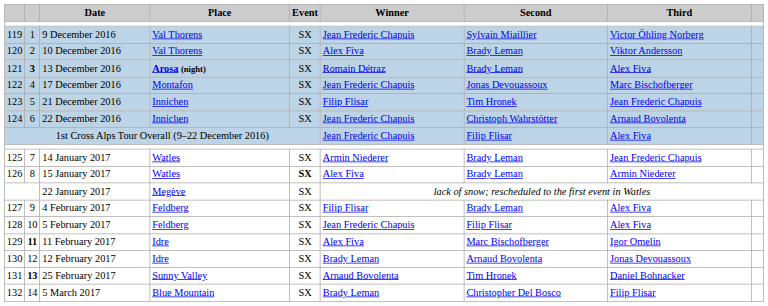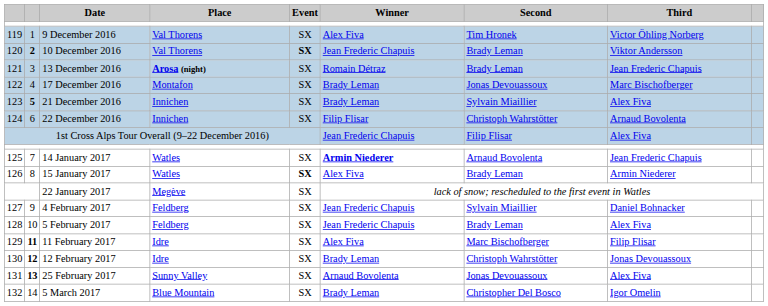(369, 34) Jean Frederic Chapuis -> (343, 34) Alex Fiva
(501, 34) Sylvain Miaillier -> (492, 34) Tim Hronek
(32, 51) normal -> (32, 51) bold
(305, 51) normal -> (305, 51) bold
(343, 51) Alex Fiva -> (369, 51) Jean Frederic Chapuis
(32, 68) bold -> (32, 68) normal
(630, 68) Alex Fiva -> (656, 68) Jean Frederic Chapuis
(369, 85) Jean Frederic Chapuis -> (351, 85) Brady Leman
(32, 101) normal -> (32, 101) bold
(346, 101) Filip Flisar -> (351, 101) Brady Leman
(492, 101) Tim Hronek -> (501, 101) Sylvain Miaillier
(656, 101) Jean Frederic Chapuis -> (630, 101) Alex Fiva
(369, 118) Jean Frederic Chapuis -> (346, 118) Filip Flisar
(356, 157) normal -> (358, 157) bold
(495, 157) Brady Leman -> (504, 157) Arnaud Bovolenta
(346, 208) Filip Flisar -> (369, 208) Jean Frederic Chapuis
(495, 208) Brady Leman -> (501, 208) Sylvain Miaillier
(630, 208) Alex Fiva -> (647, 208) Daniel Bohnacker
(489, 224) Filip Flisar -> (495, 224) Brady Leman
(635, 241) Igor Omelin -> (633, 241) Filip Flisar
(32, 258) normal -> (32, 258) bold
(504, 258) Arnaud Bovolenta -> (512, 258) Christoph Wahrstötter
(492, 275) Tim Hronek -> (507, 275) Jonas Devouassoux
(647, 275) Daniel Bohnacker -> (630, 275) Alex Fiva
(633, 292) Filip Flisar -> (635, 292) Igor Omelin
